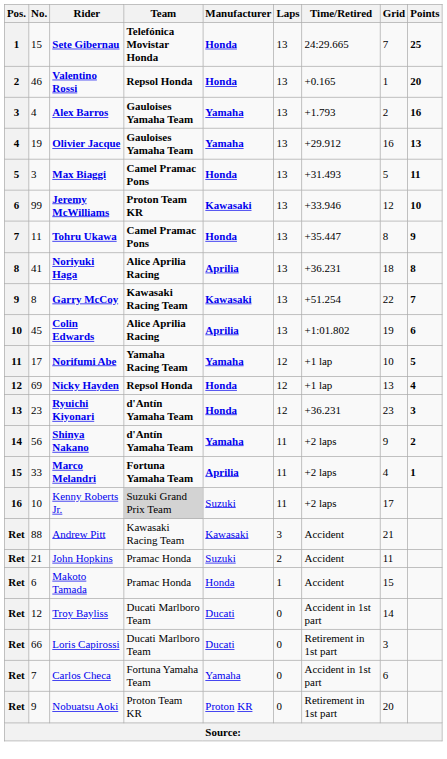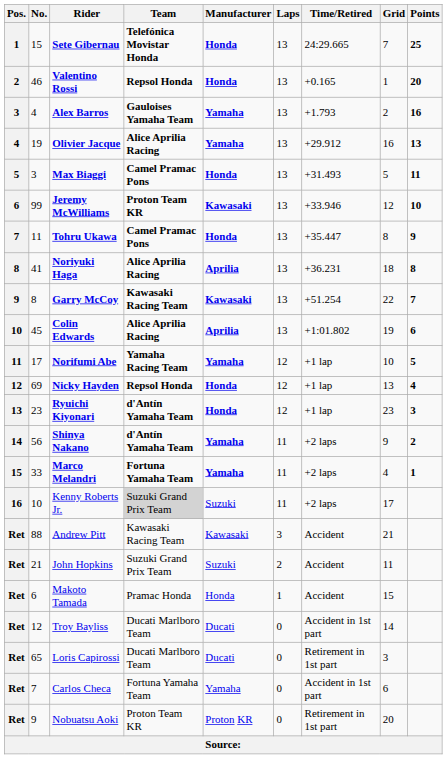(160, 144) Gauloises Yamaha Team -> (156, 144) Alice Aprilia Racing
(323, 410) +36.231 -> (318, 410) +1 lap
(222, 472) Aprilia -> (224, 472) Yamaha
(159, 558) Pramac Honda -> (157, 565) Suzuki Grand Prix Team
(37, 645) 66 -> (37, 658) 65
